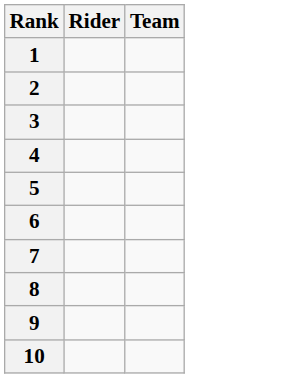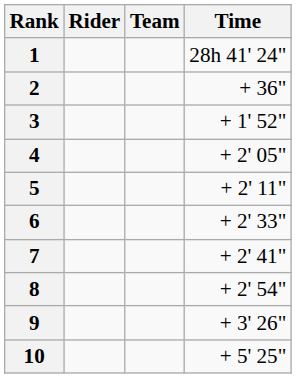+ column: (238, 21)
